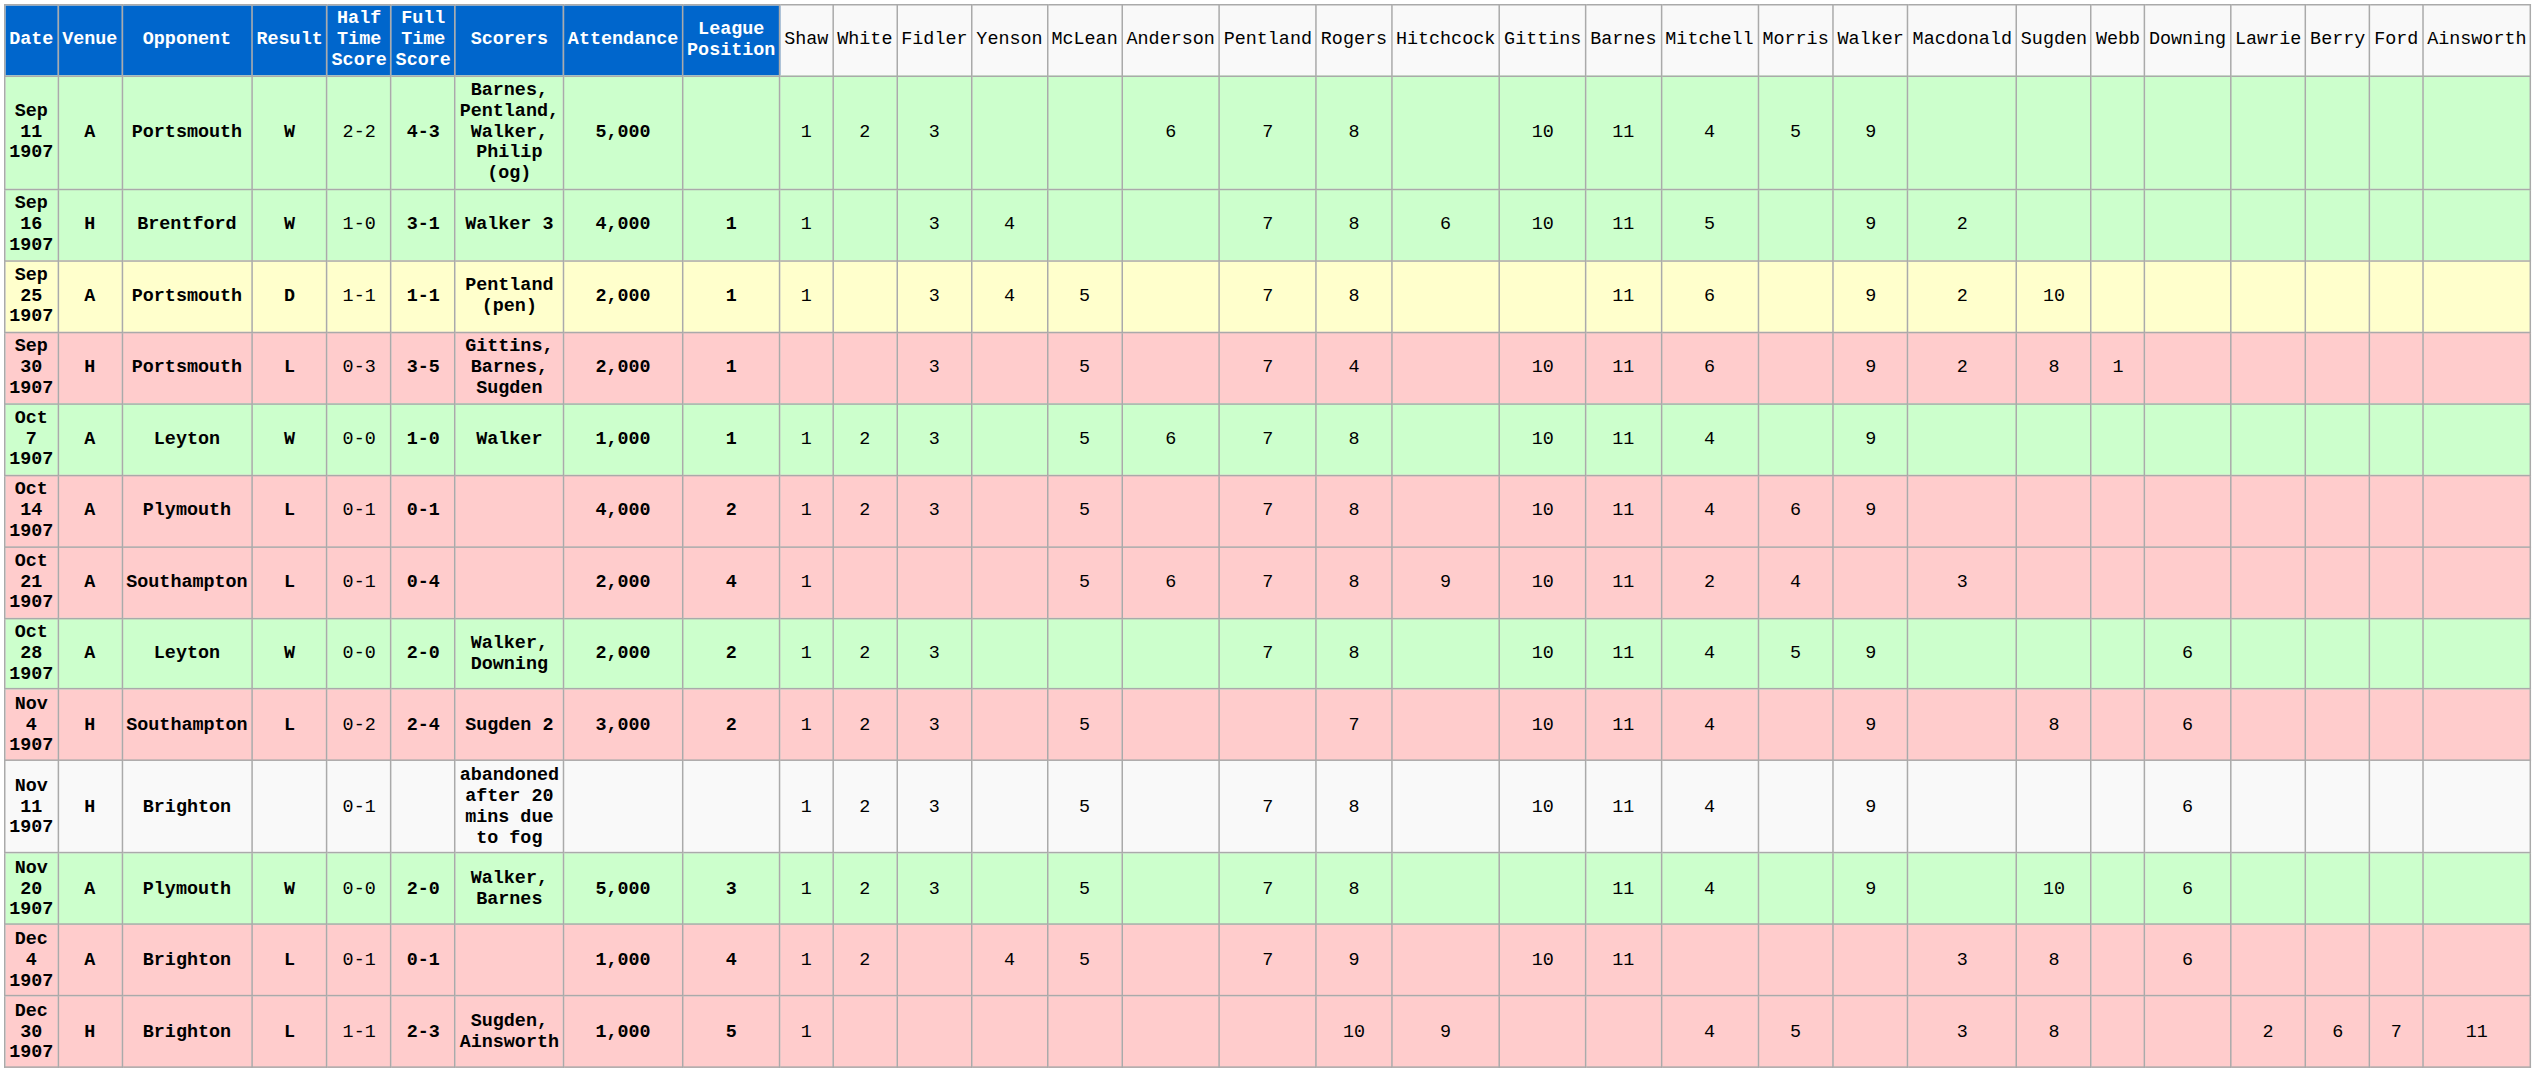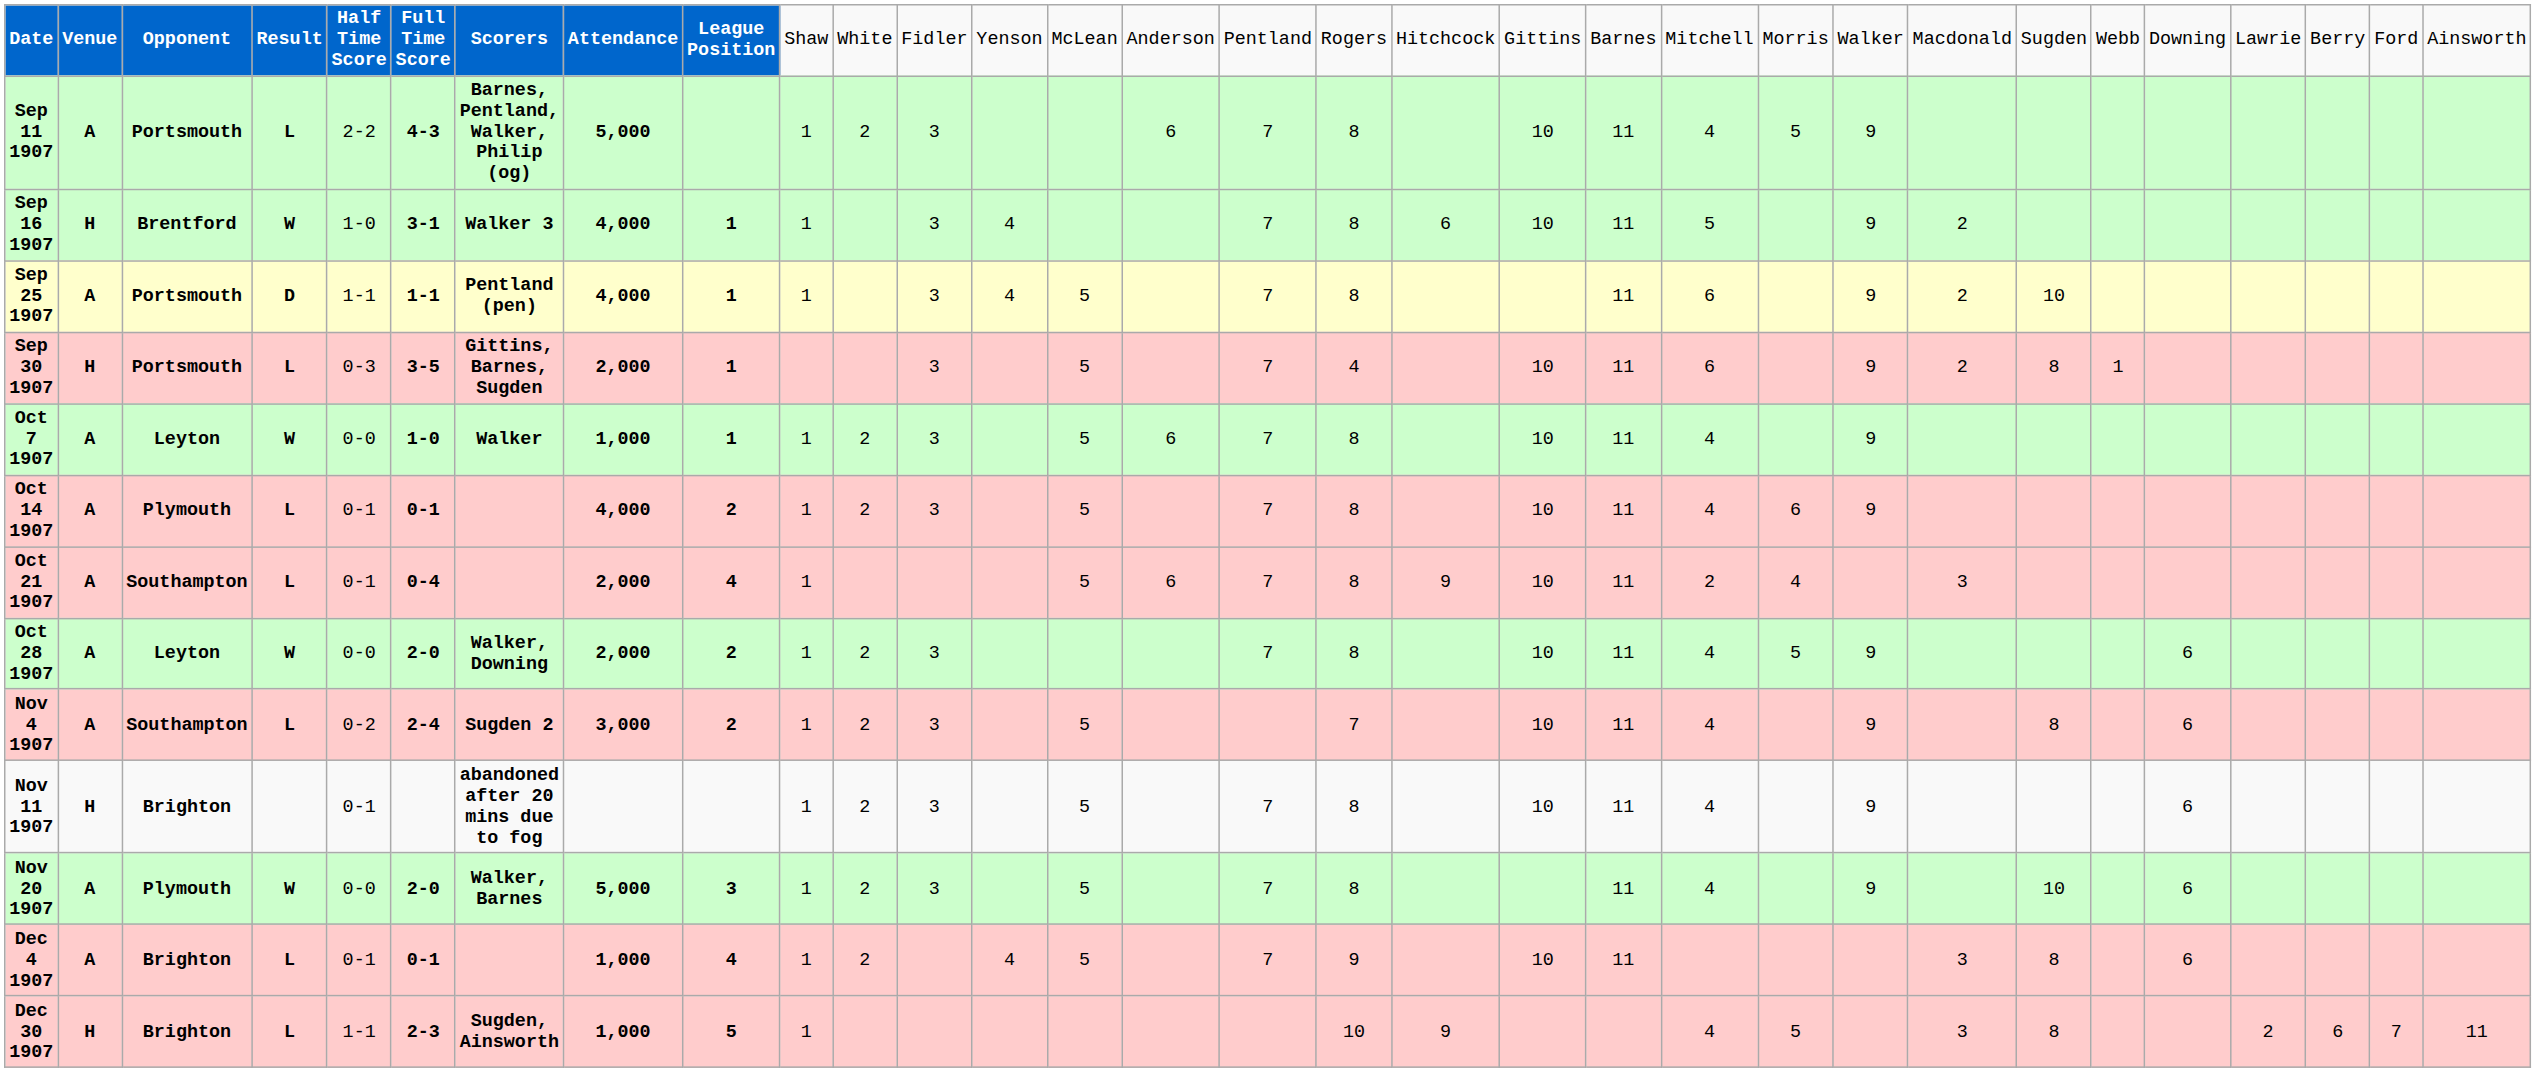(290, 133) W -> (290, 133) L
(623, 297) 2,000 -> (623, 297) 4,000
(90, 725) H -> (90, 725) A
